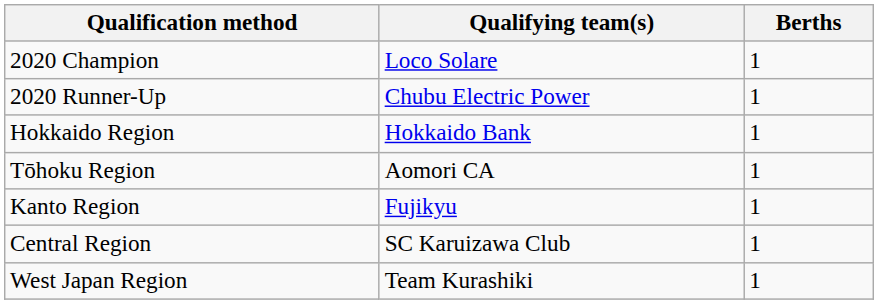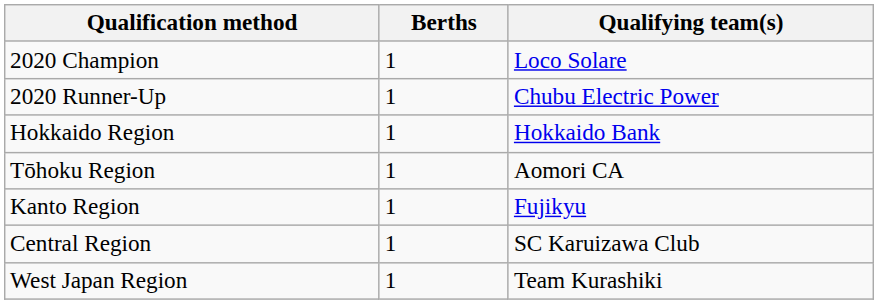columns swapped: (809, 22) <-> (562, 22)
